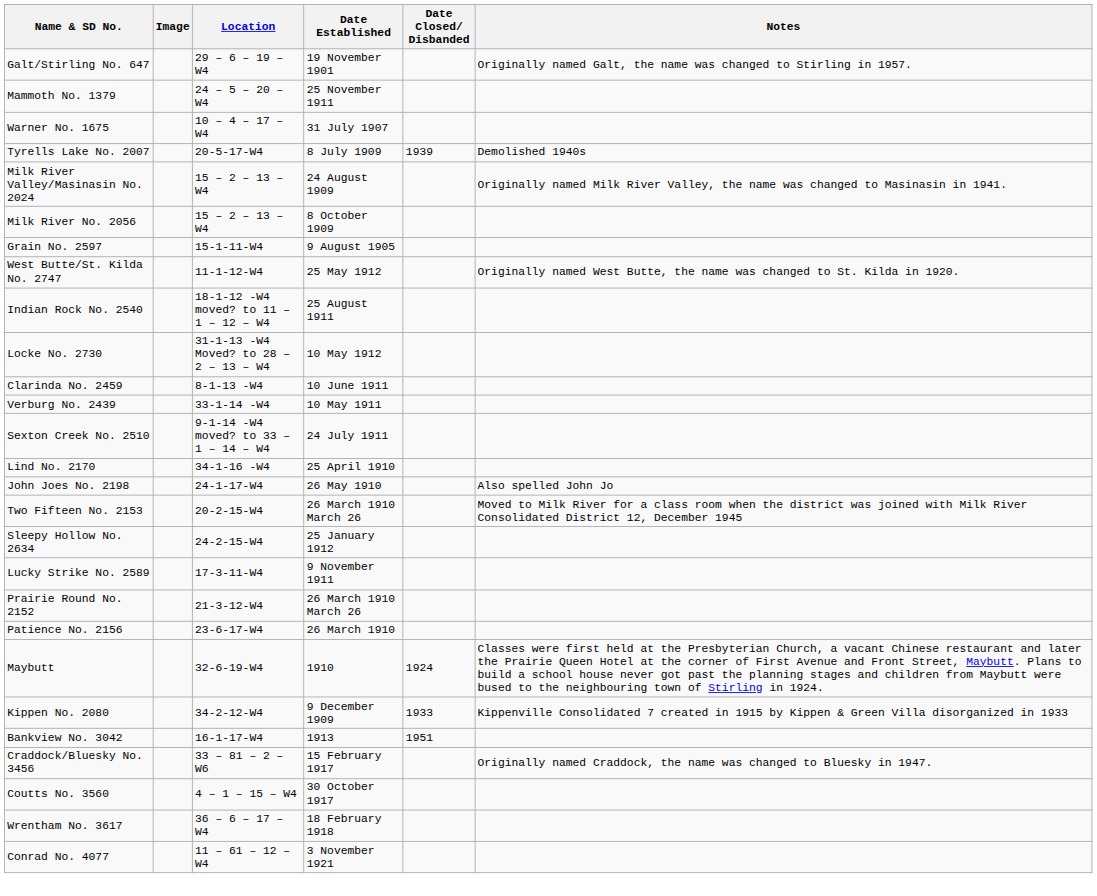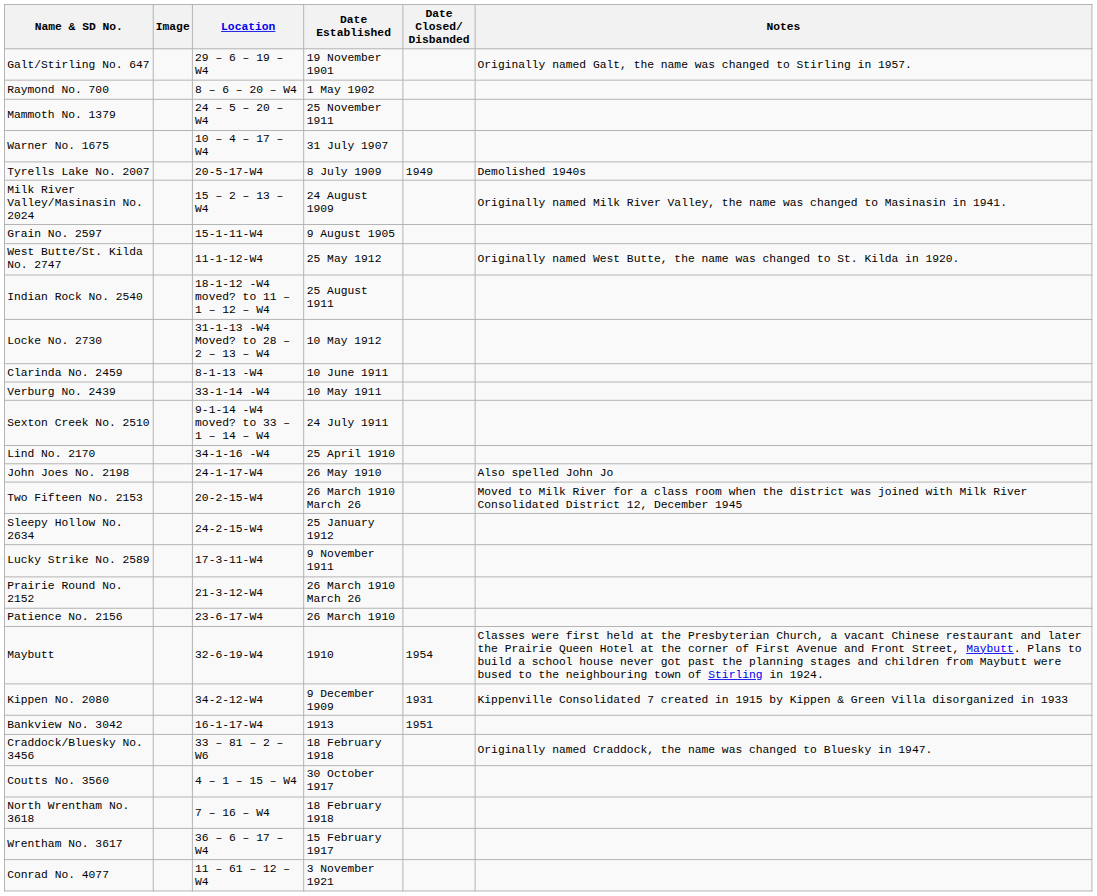+ row: (58, 90)
(419, 153) 1939 -> (419, 171) 1949
- row: (72, 222)
(419, 668) 1924 -> (419, 655) 1954
(419, 713) 1933 -> (419, 700) 1931
(344, 763) 15 February 1917 -> (344, 750) 18 February 1918
+ row: (68, 813)
(344, 826) 18 February 1918 -> (344, 844) 15 February 1917
